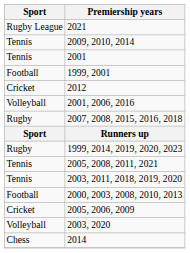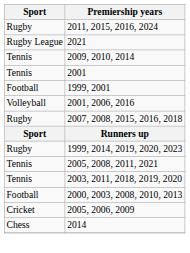+ row: (113, 27)
- row: (77, 88)
- row: (89, 225)
